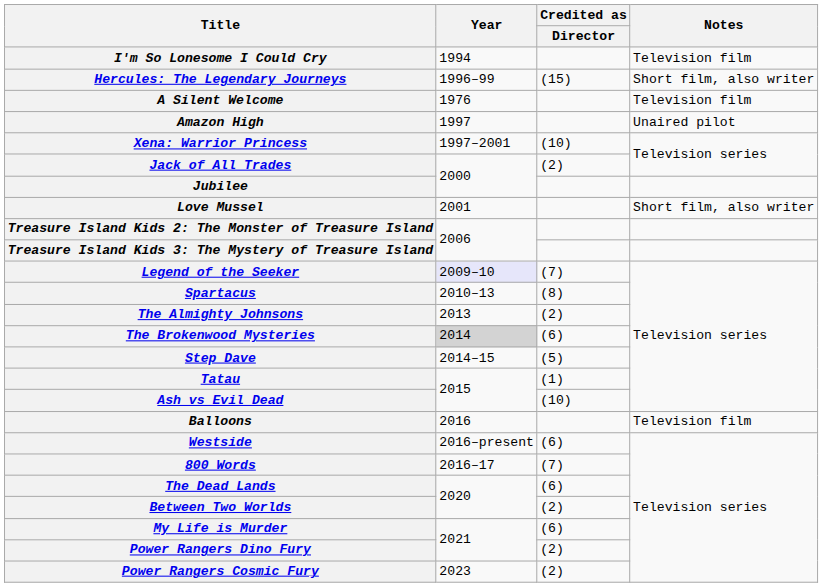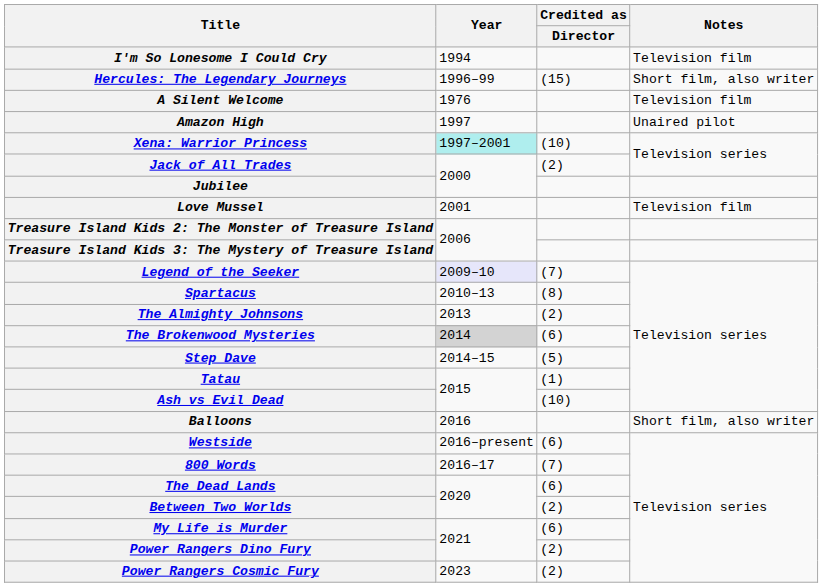(475, 144) no background -> (475, 144) paleturquoise background
(724, 208) Short film, also writer -> (692, 208) Television film
(692, 422) Television film -> (724, 422) Short film, also writer
